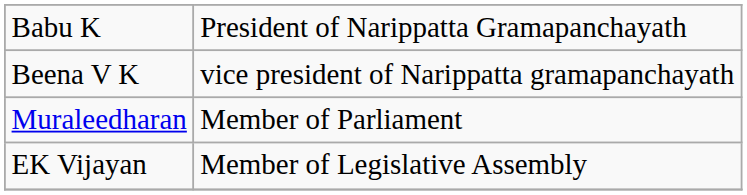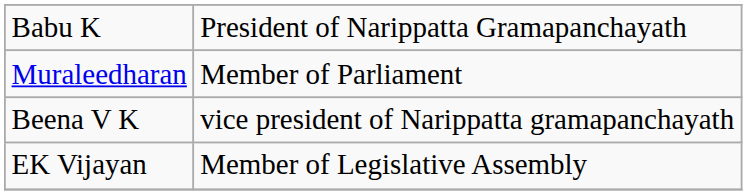rows swapped: (75, 73) <-> (99, 119)
